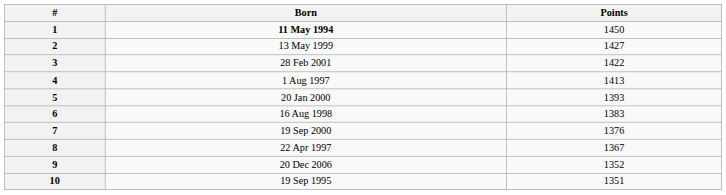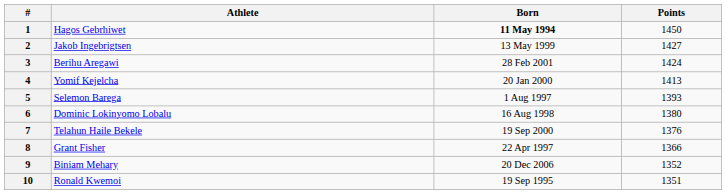+ column: (243, 13)
(614, 63) 1422 -> (671, 63) 1424
(306, 80) 1 Aug 1997 -> (528, 80) 20 Jan 2000
(306, 97) 20 Jan 2000 -> (528, 97) 1 Aug 1997
(614, 114) 1383 -> (671, 114) 1380
(614, 148) 1367 -> (671, 148) 1366
